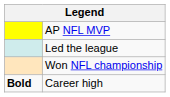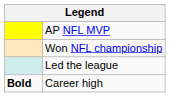rows swapped: (104, 65) <-> (82, 48)
